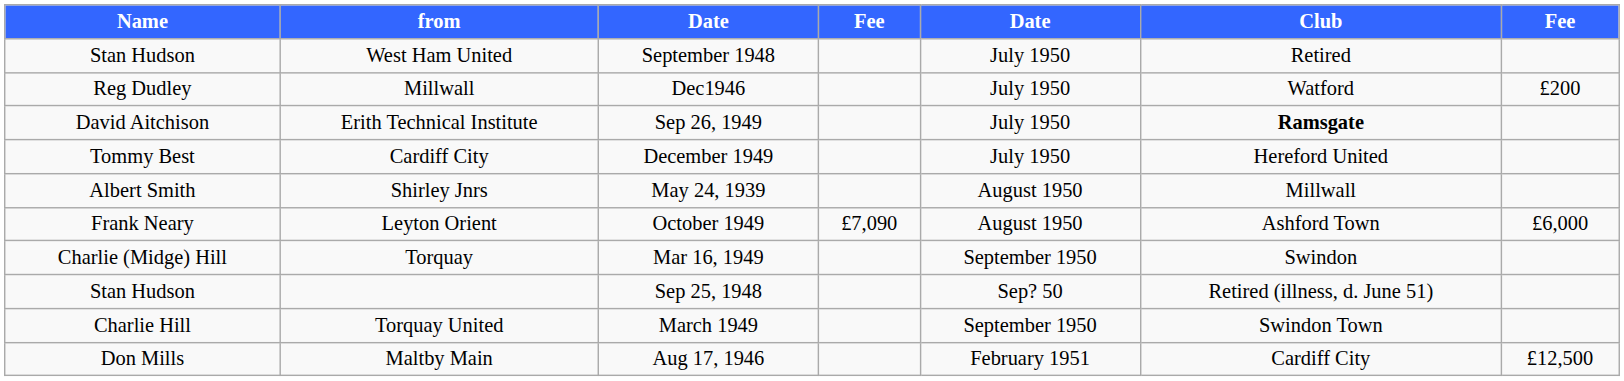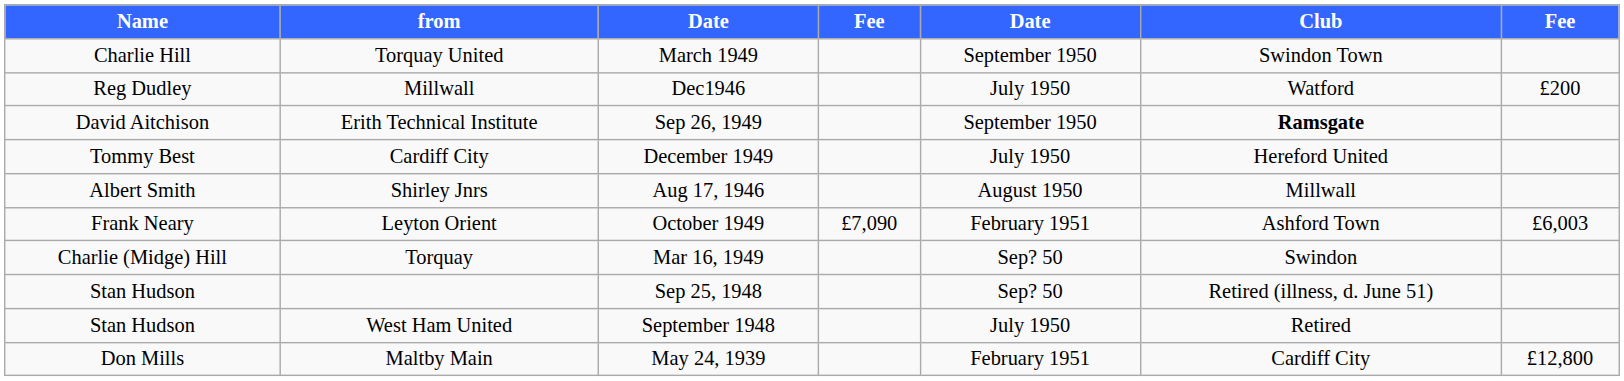rows swapped: (439, 55) <-> (439, 325)
(1030, 122) July 1950 -> (1030, 122) September 1950
(708, 190) May 24, 1939 -> (708, 190) Aug 17, 1946
(1030, 224) August 1950 -> (1030, 224) February 1951
(1560, 224) £6,000 -> (1560, 224) £6,003
(1030, 257) September 1950 -> (1030, 257) Sep? 50
(708, 359) Aug 17, 1946 -> (708, 359) May 24, 1939
(1560, 359) £12,500 -> (1560, 359) £12,800
